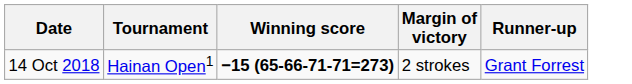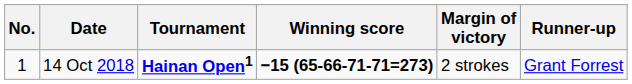+ column: (22, 27)
(160, 65) normal -> (197, 65) bold
